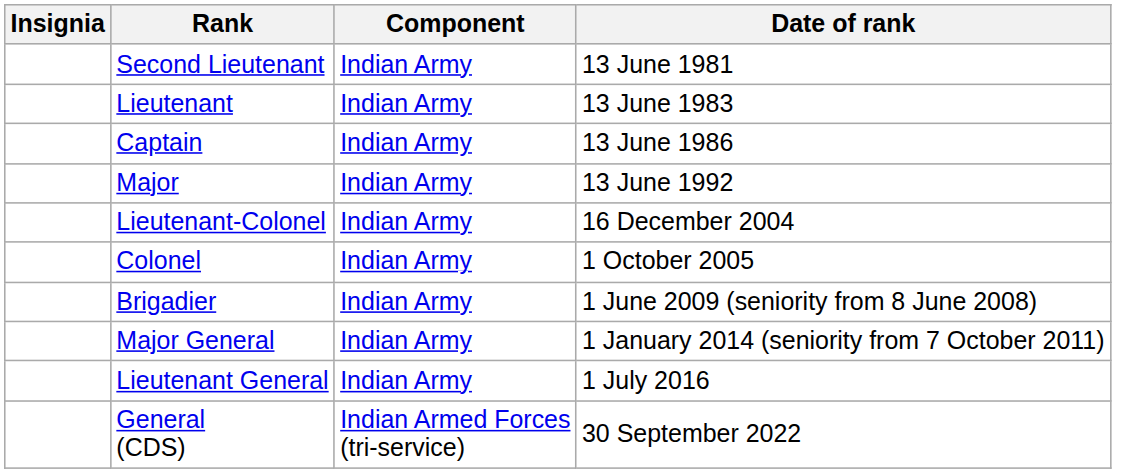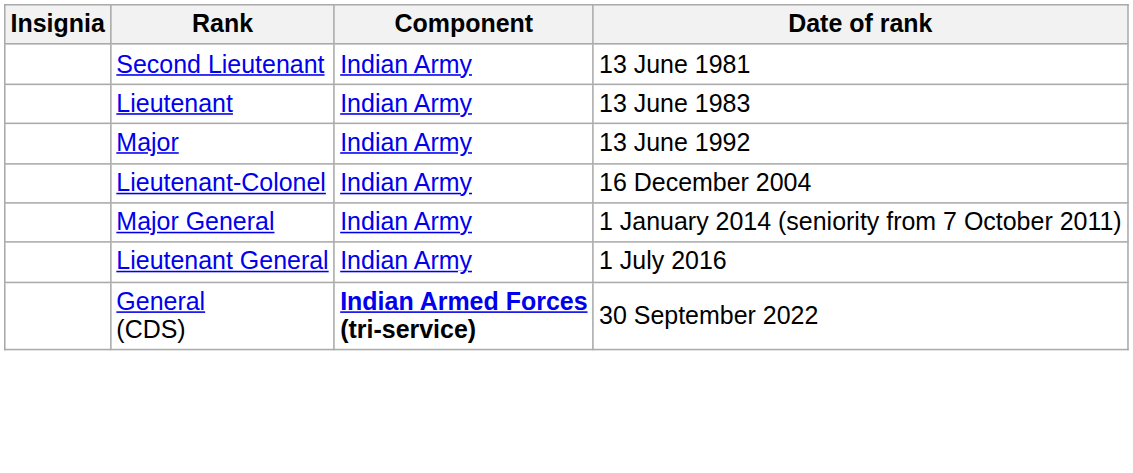- row: (159, 143)
- row: (159, 261)
- row: (166, 301)
(455, 434) normal -> (464, 315) bold
